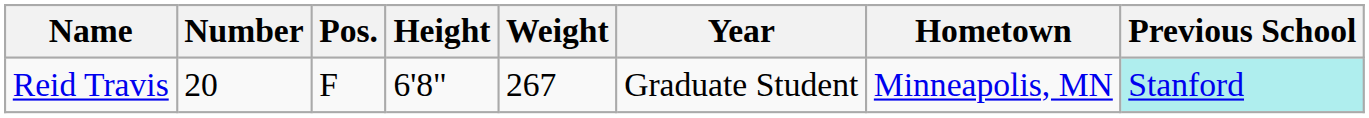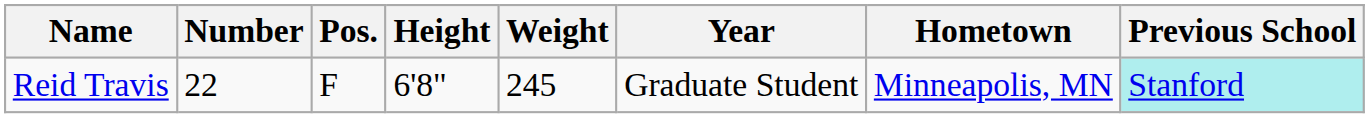(201, 84) 20 -> (201, 84) 22
(531, 84) 267 -> (531, 84) 245
